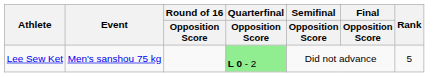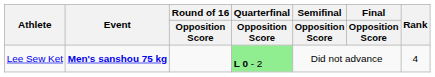(114, 59) normal -> (117, 59) bold
(409, 59) 5 -> (415, 59) 4
